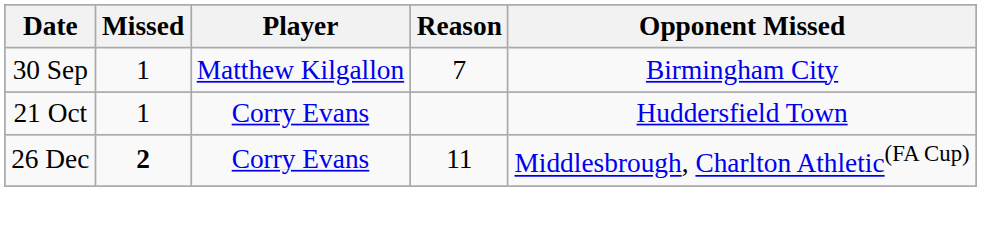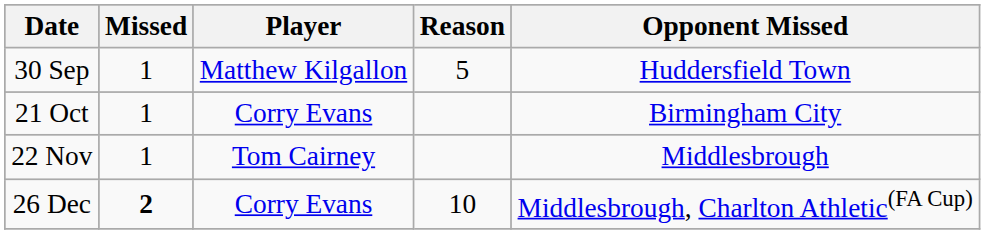(459, 69) 7 -> (462, 69) 5
(742, 69) Birmingham City -> (745, 69) Huddersfield Town
(742, 112) Huddersfield Town -> (745, 112) Birmingham City
+ row: (52, 156)
(459, 160) 11 -> (462, 203) 10
